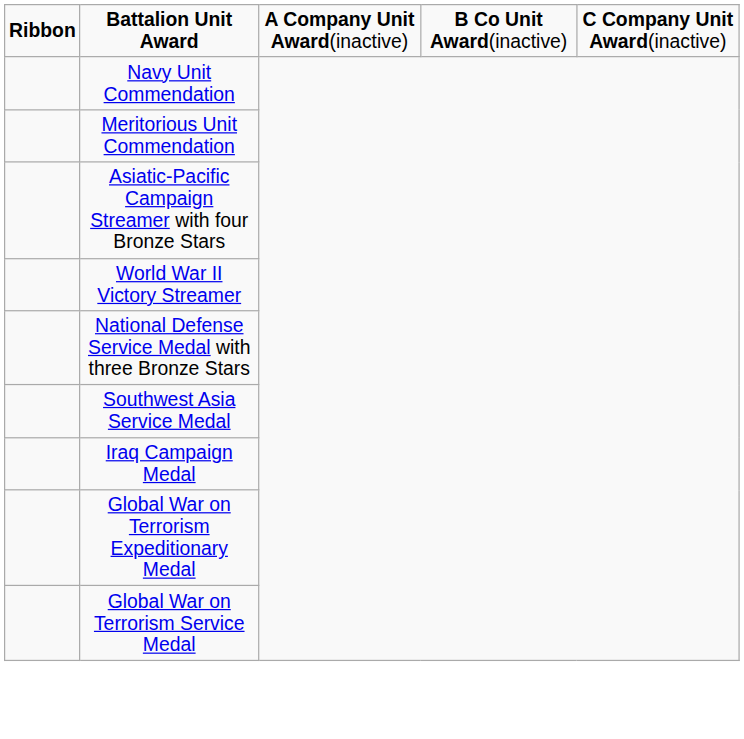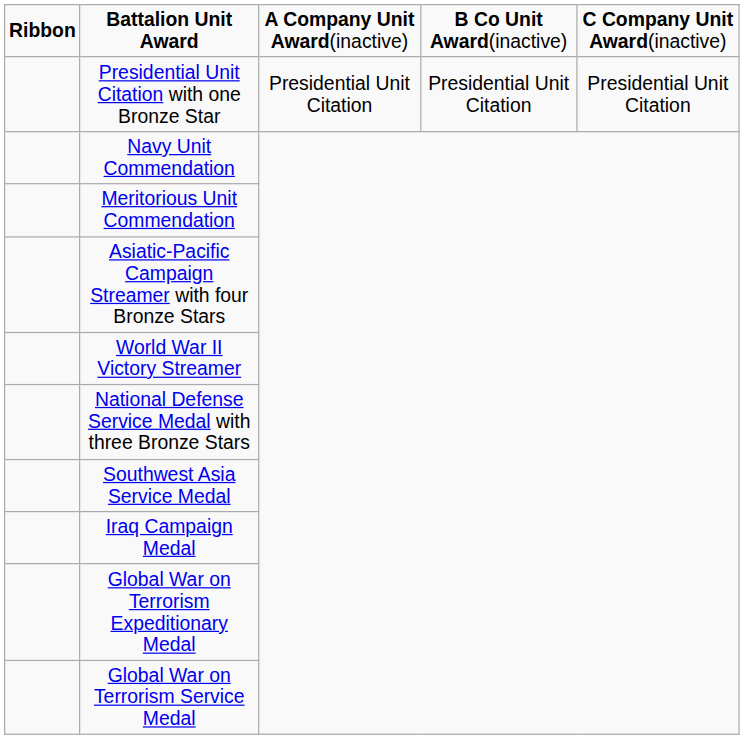+ row: (169, 94)
